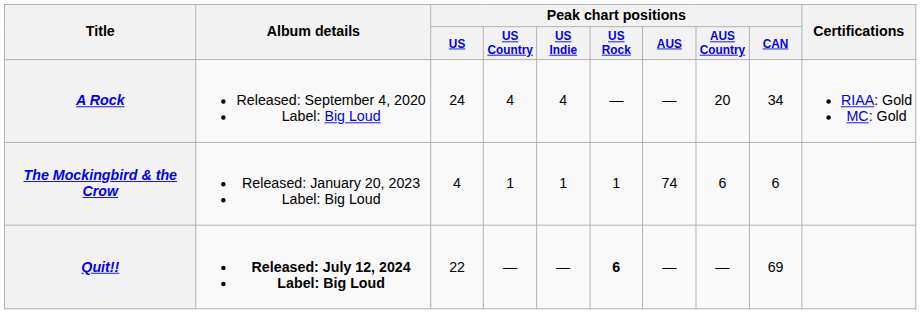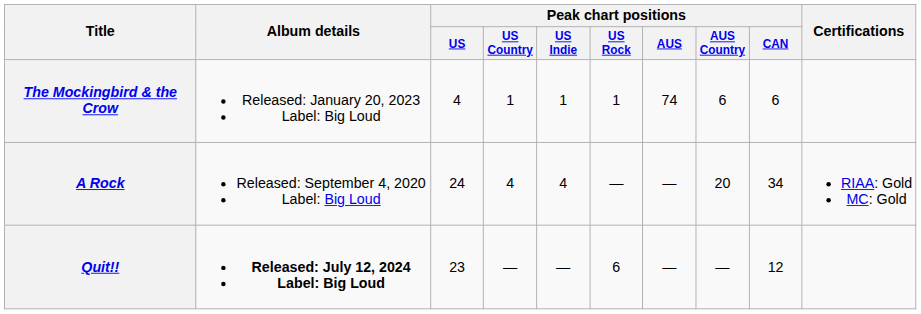rows swapped: (100, 100) <-> (100, 184)
(457, 267) 22 -> (457, 267) 23
(616, 267) bold -> (616, 267) normal
(776, 267) 69 -> (776, 267) 12
